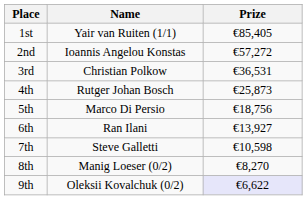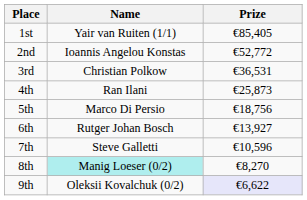(253, 52) €57,272 -> (253, 52) €52,772
(125, 90) Rutger Johan Bosch -> (125, 90) Ran Ilani
(125, 128) Ran Ilani -> (125, 128) Rutger Johan Bosch
(253, 147) €10,598 -> (253, 147) €10,596
(125, 166) no background -> (125, 166) paleturquoise background
